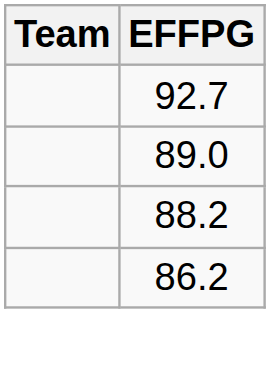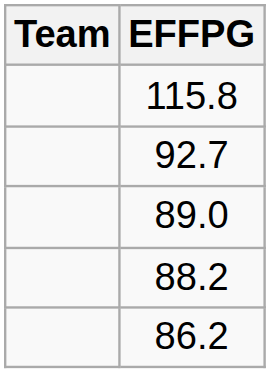+ row: (192, 95)
